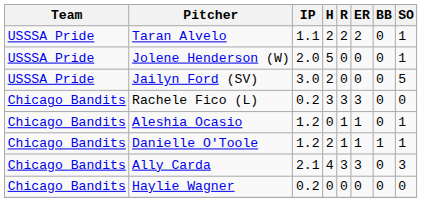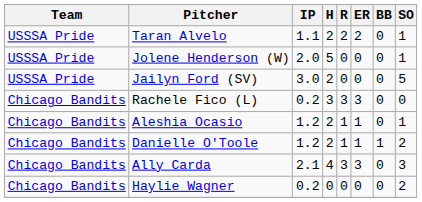(330, 122) 0 -> (330, 122) 2
(402, 144) 1 -> (402, 144) 2
(402, 186) 0 -> (402, 186) 2
